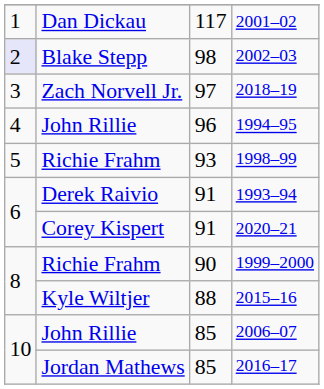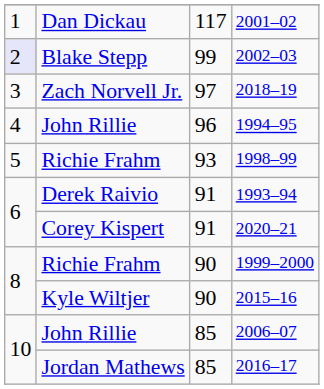(206, 56) 98 -> (206, 56) 99
(206, 297) 88 -> (206, 297) 90
